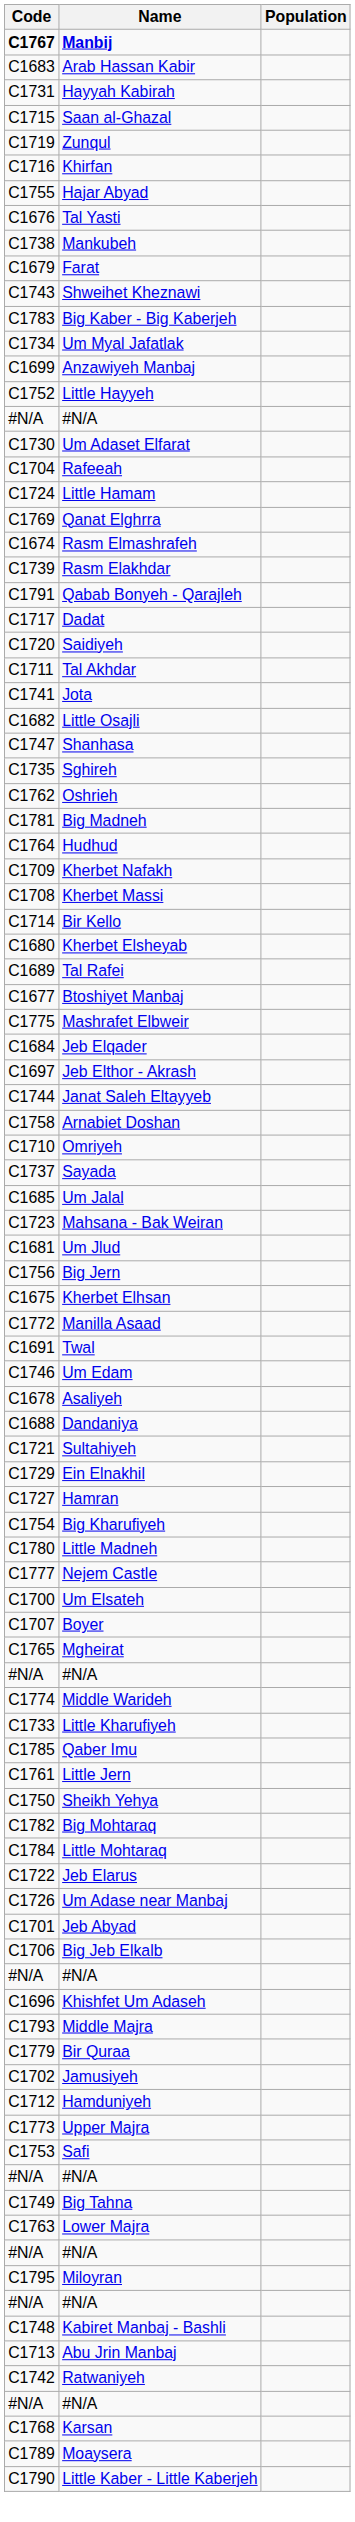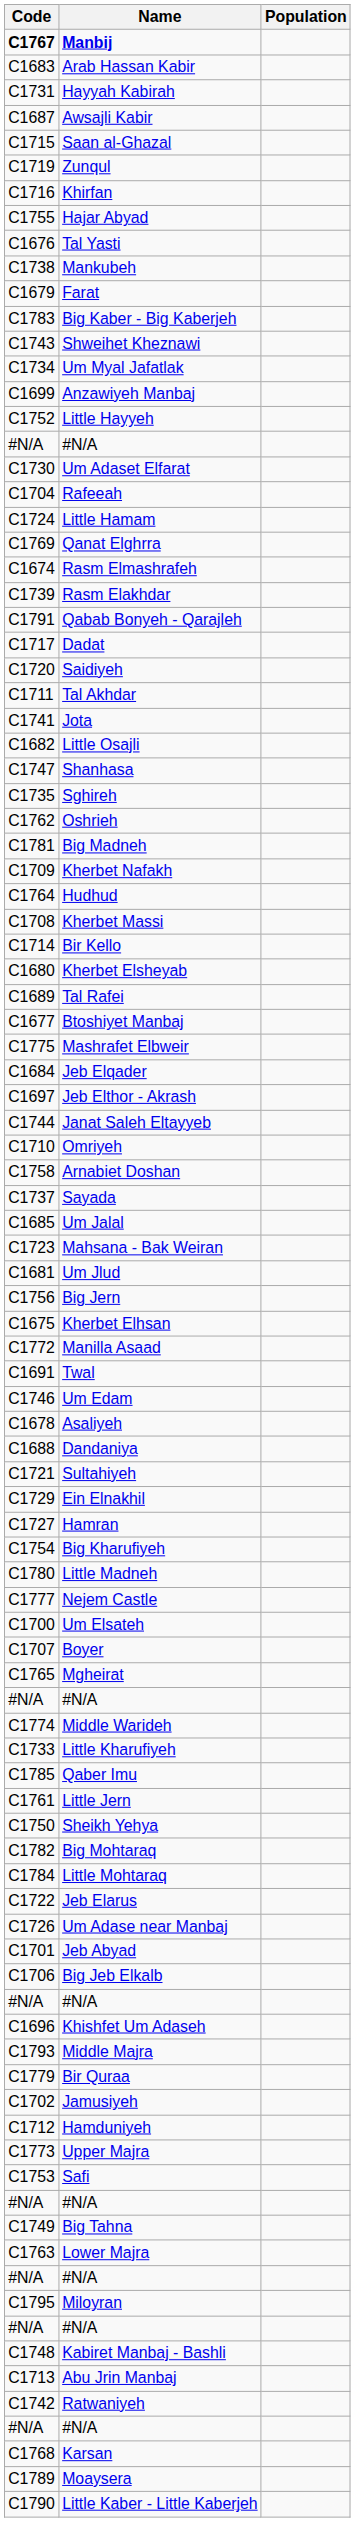+ row: (31, 117)
rows swapped: (31, 293) <-> (31, 318)
rows swapped: (31, 846) <-> (31, 871)
rows swapped: (31, 1147) <-> (31, 1122)
